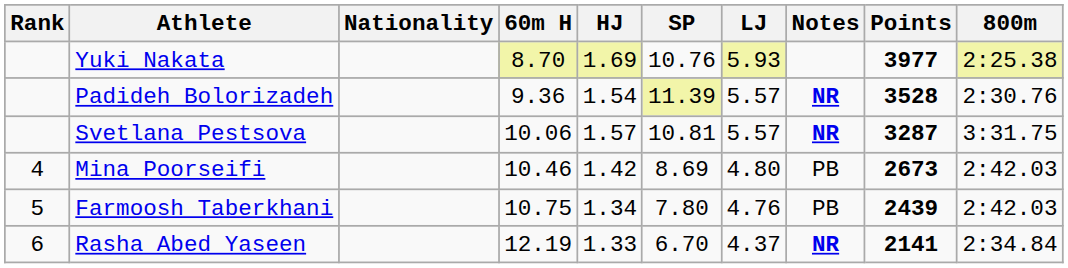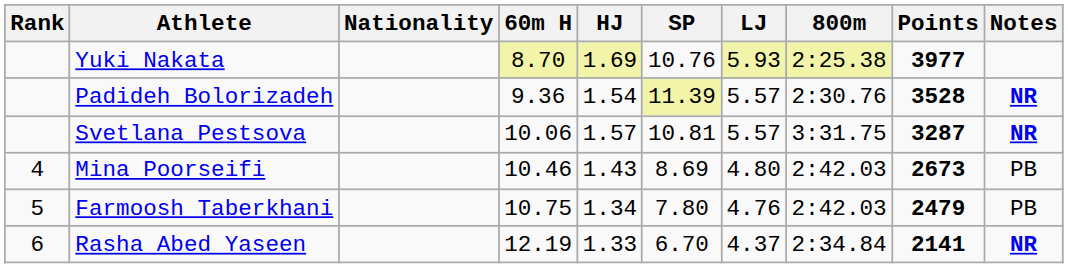columns swapped: (1010, 23) <-> (826, 23)
(610, 171) 1.42 -> (610, 171) 1.43
(911, 208) 2439 -> (938, 208) 2479
